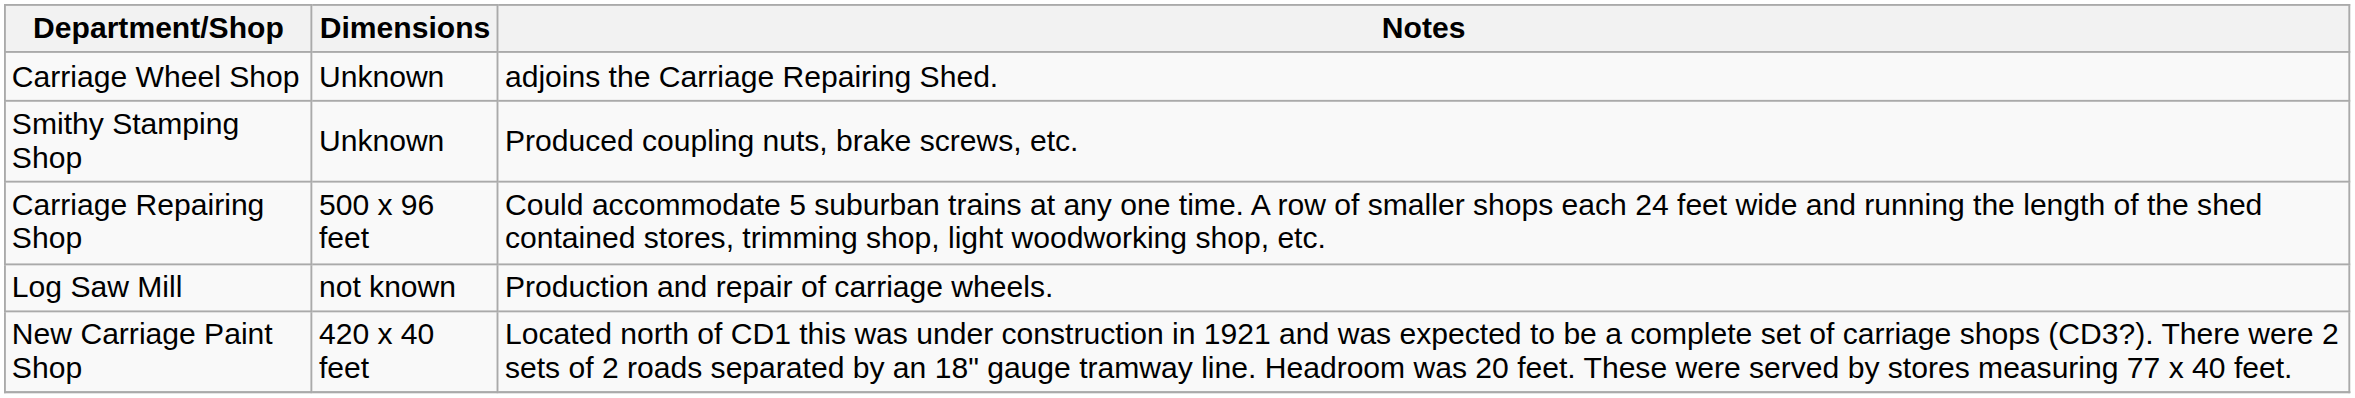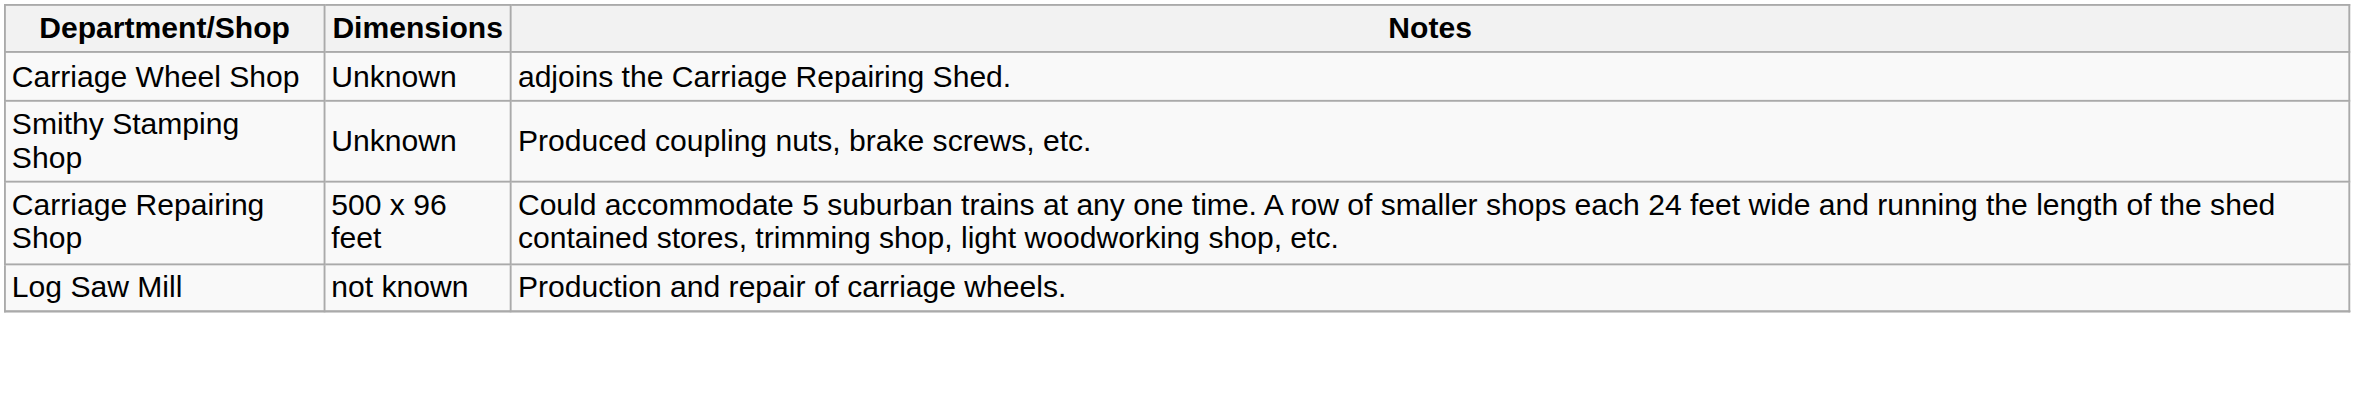- row: (142, 351)
